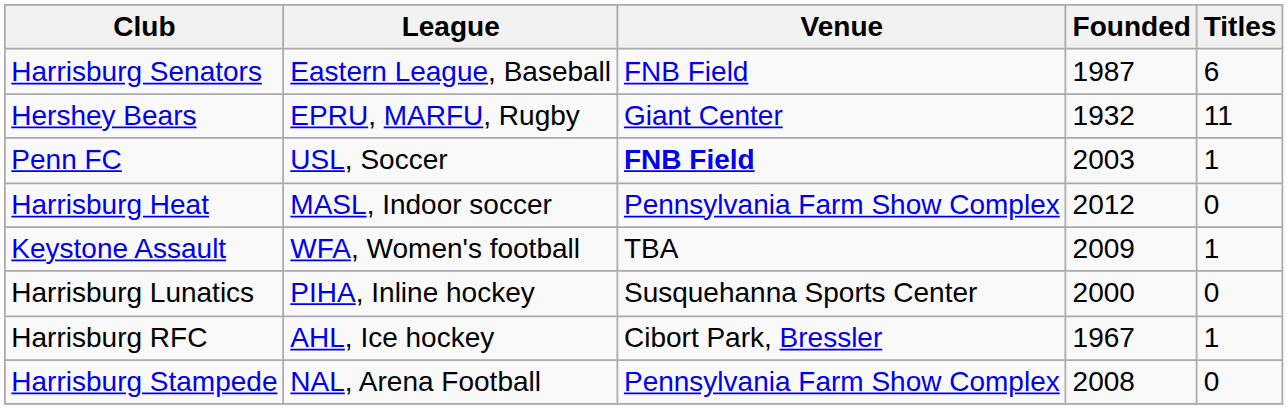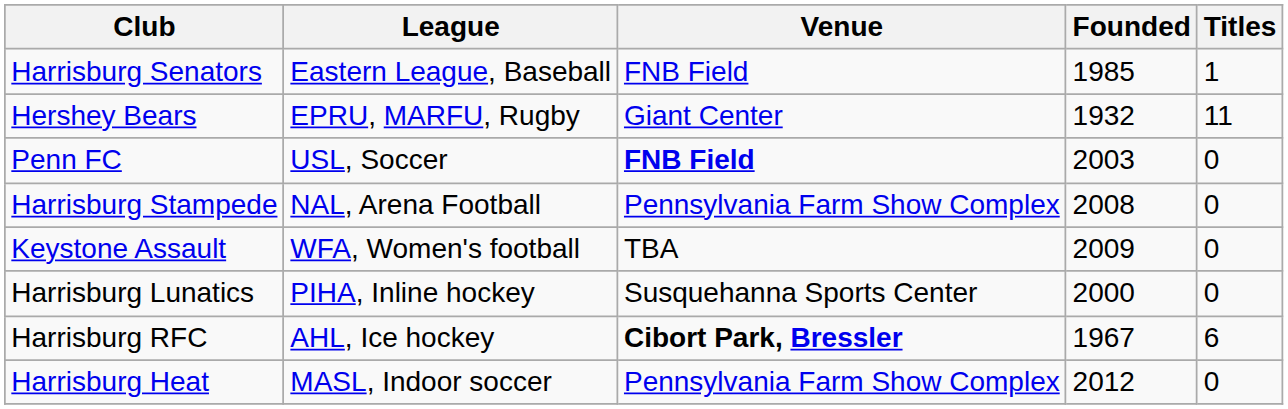(1104, 71) 1987 -> (1104, 71) 1985
(1212, 71) 6 -> (1212, 71) 1
(1212, 159) 1 -> (1212, 159) 0
rows swapped: (110, 204) <-> (144, 381)
(1212, 248) 1 -> (1212, 248) 0
(753, 337) normal -> (763, 337) bold
(1212, 337) 1 -> (1212, 337) 6
